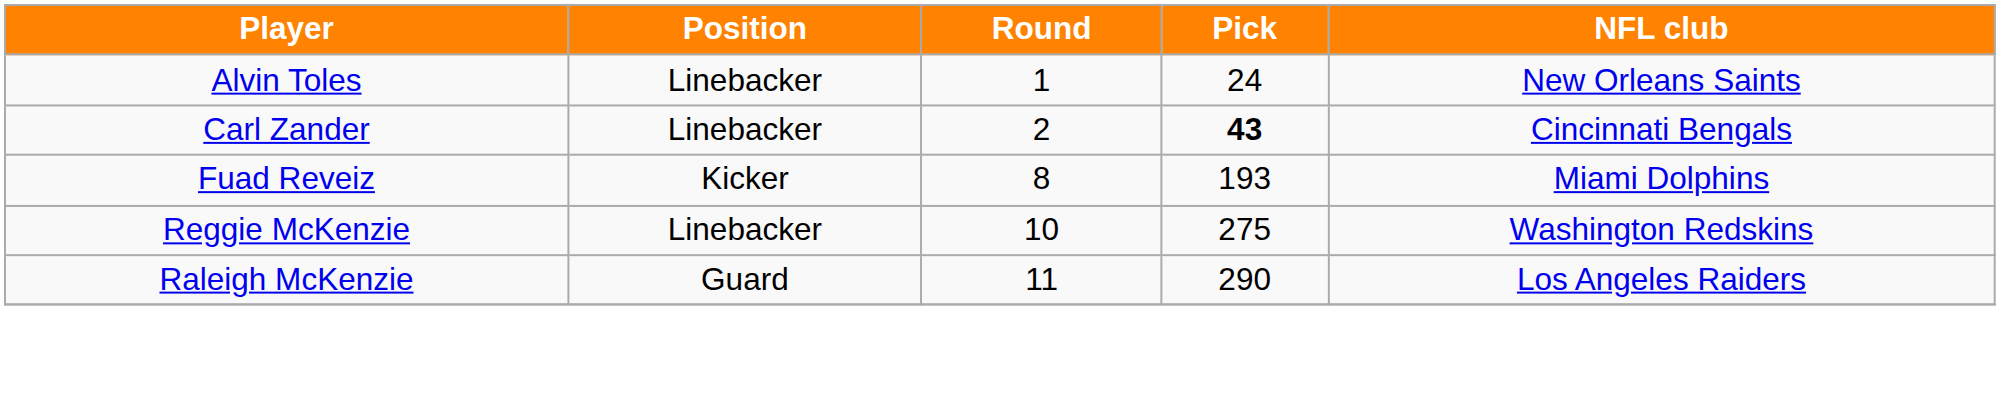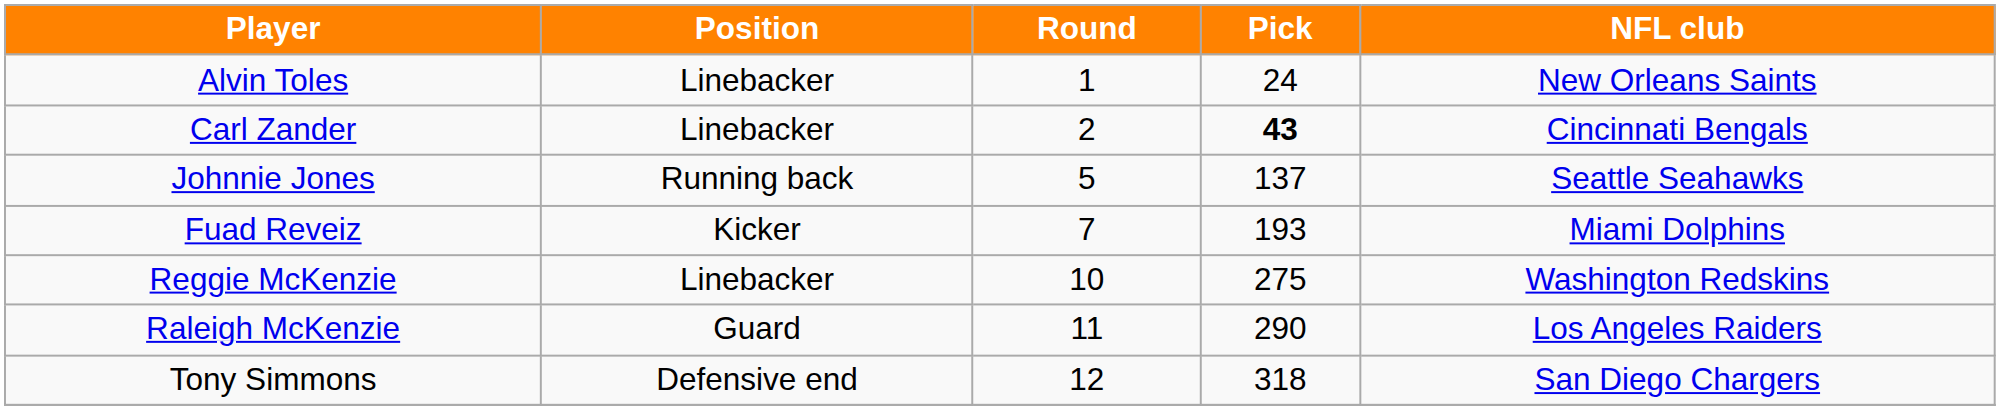+ row: (273, 179)
(1042, 179) 8 -> (1087, 229) 7
+ row: (273, 379)
